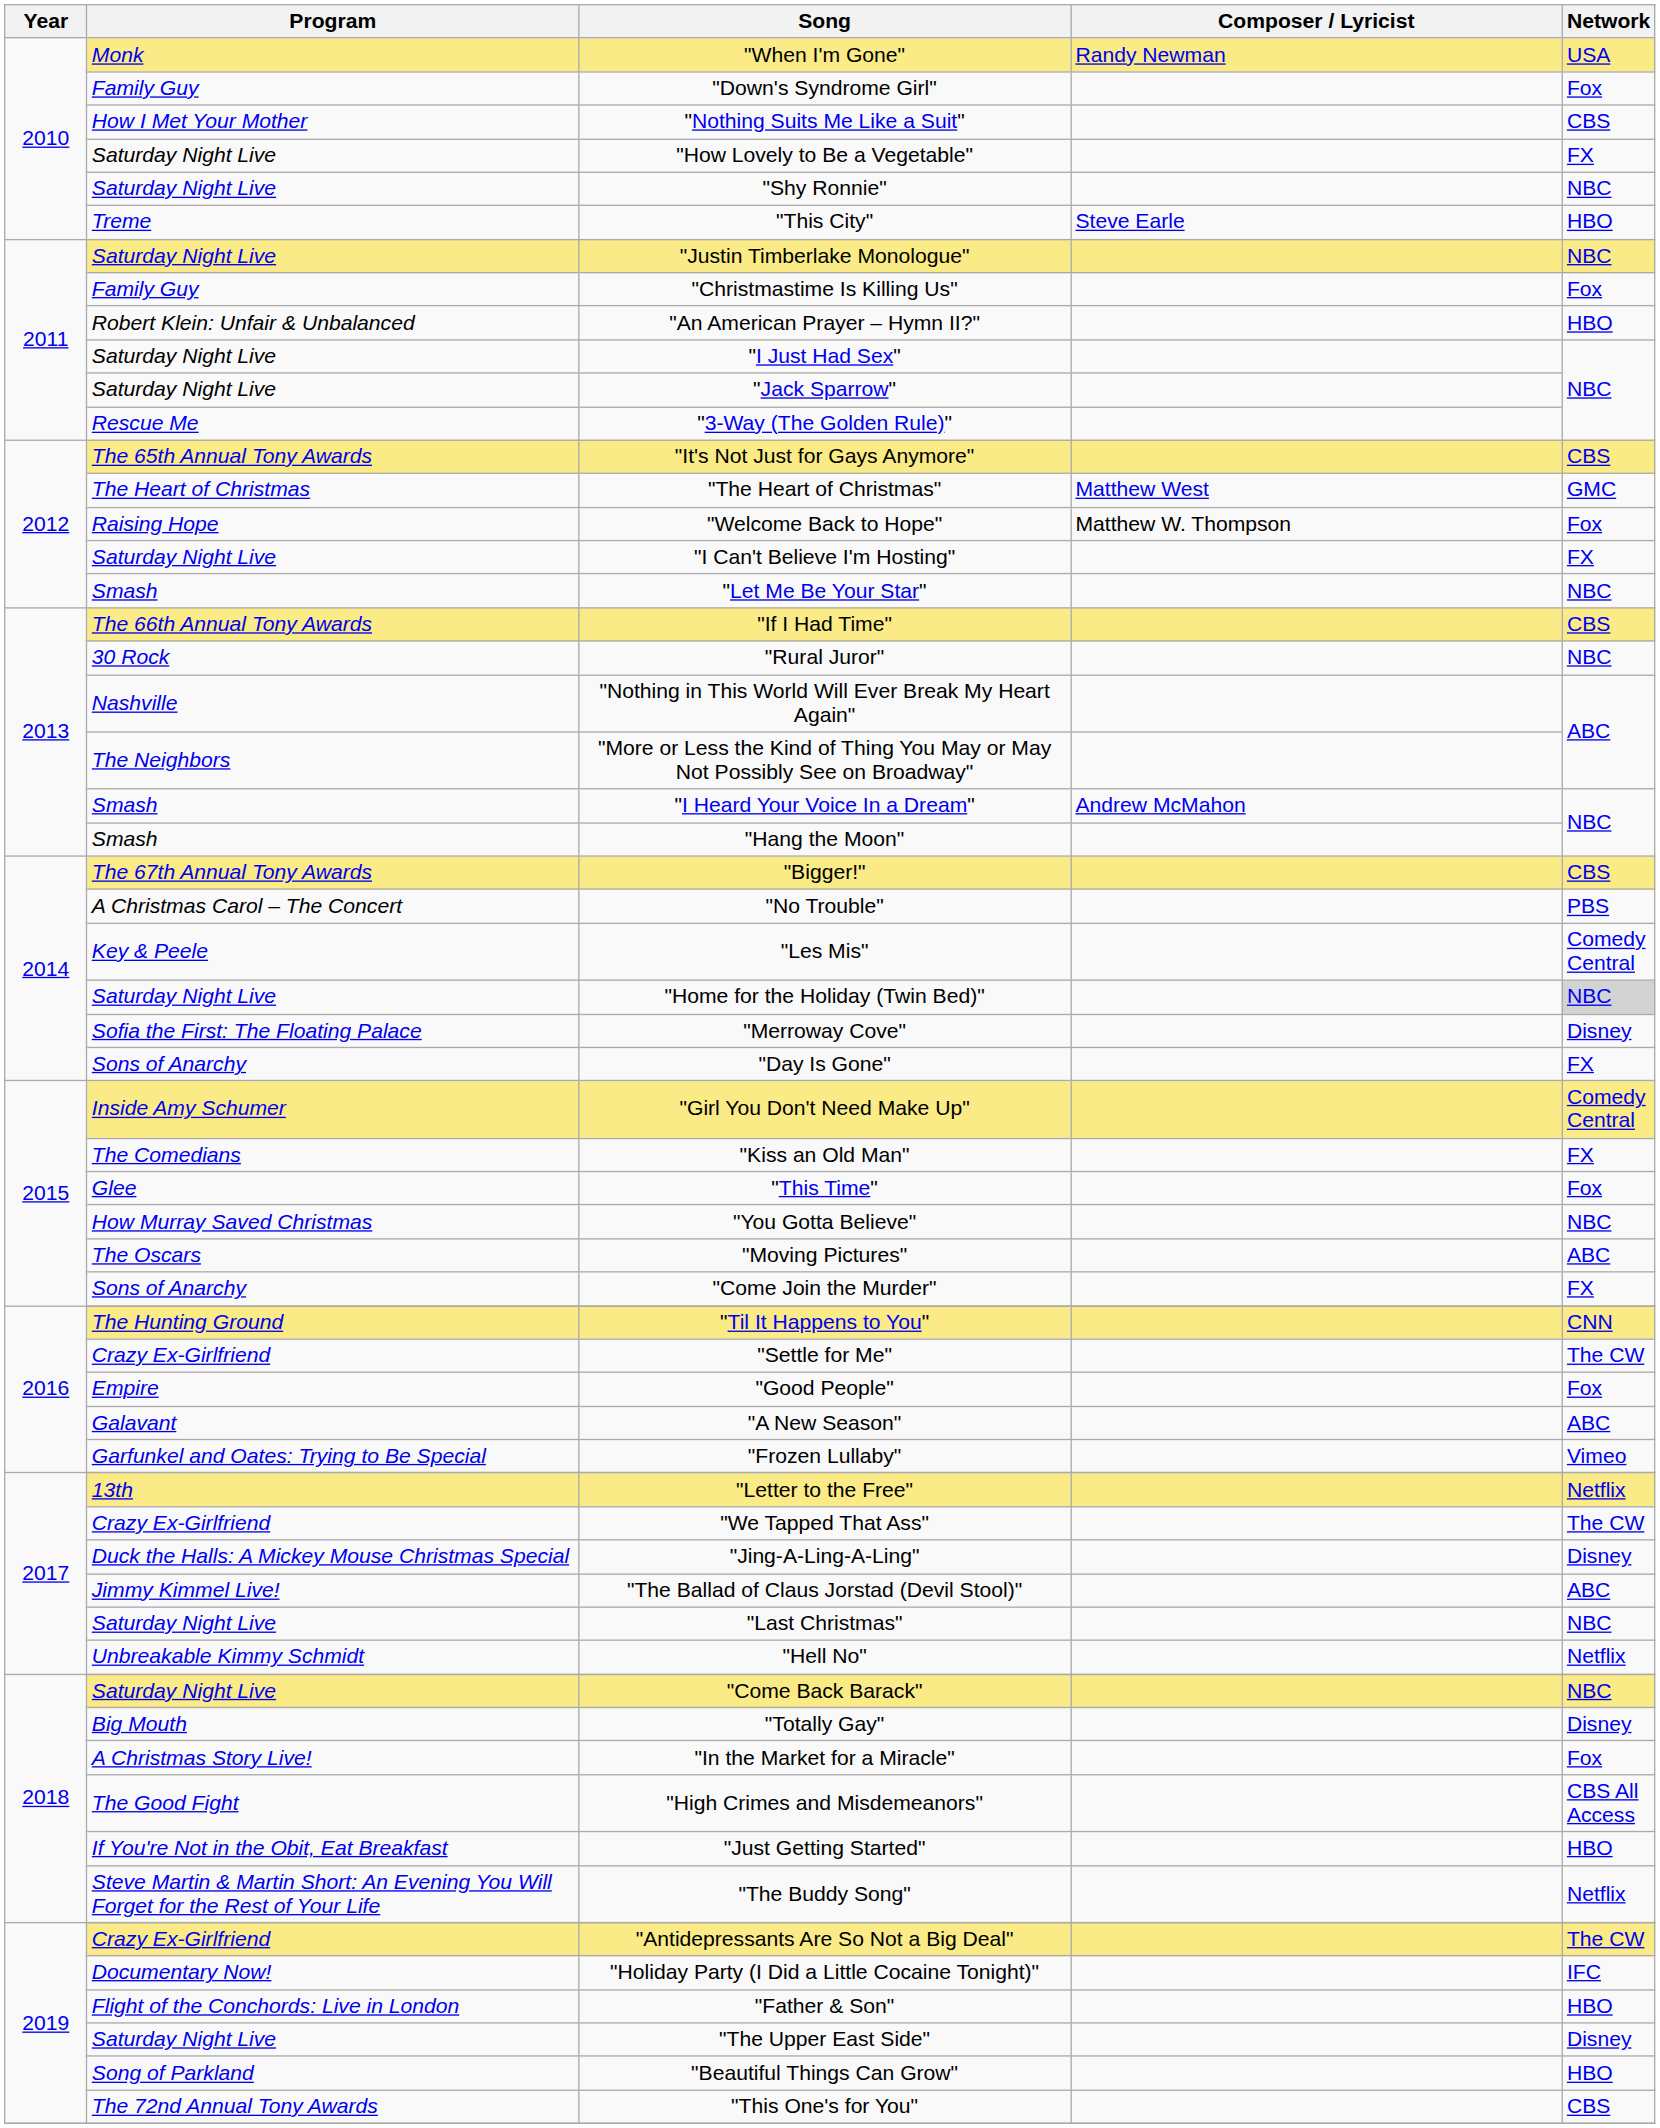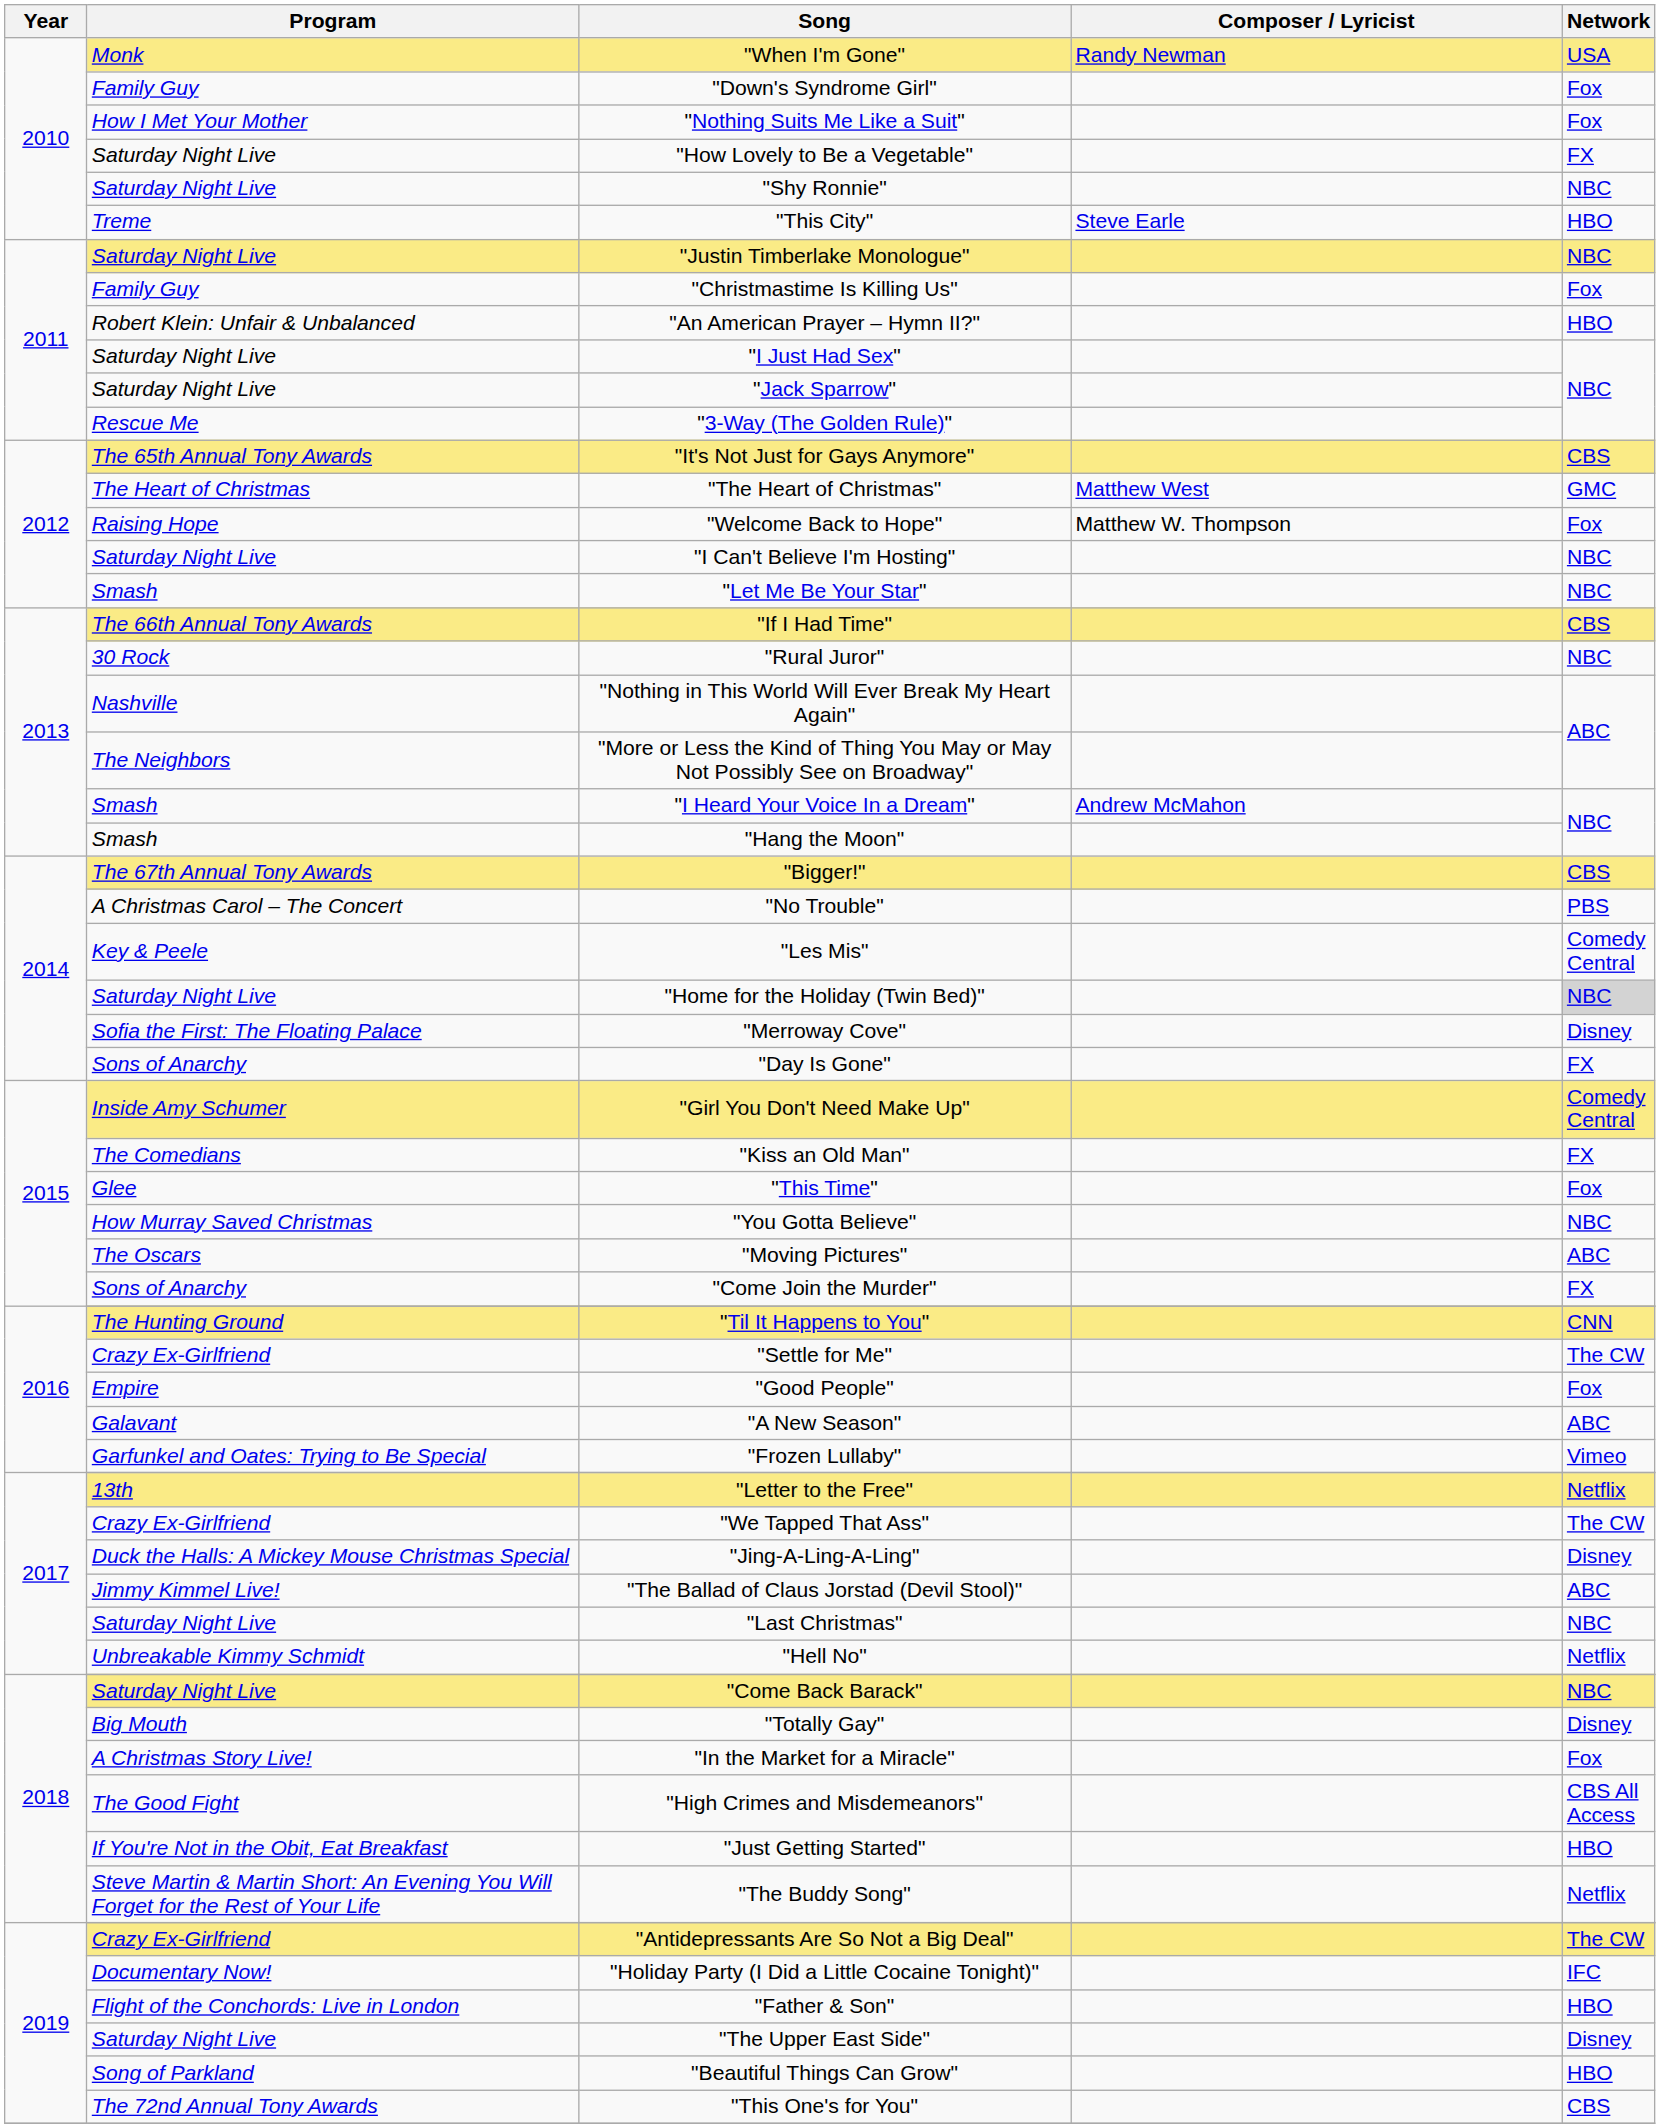(1589, 121) CBS -> (1585, 121) Fox
(1580, 557) FX -> (1589, 557) NBC
